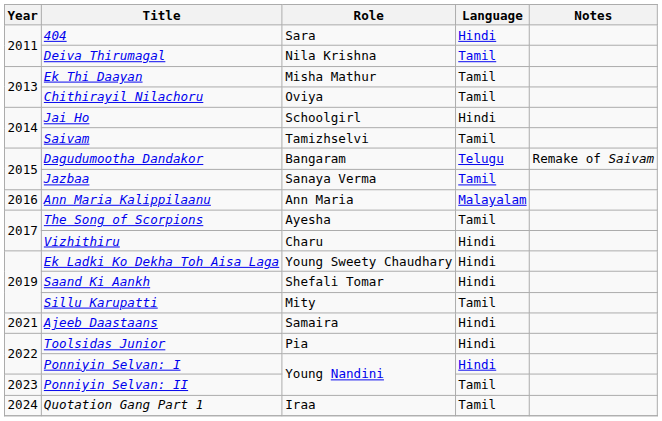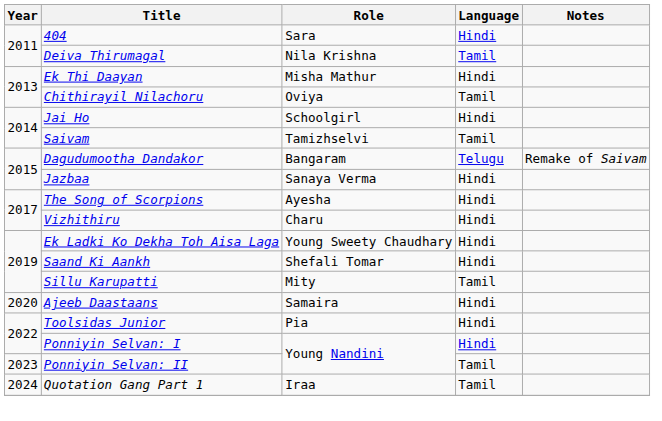(477, 76) Tamil -> (477, 76) Hindi
(477, 179) Tamil -> (477, 179) Hindi
- row: (127, 200)
(477, 220) Tamil -> (477, 200) Hindi
(23, 323) 2021 -> (23, 302) 2020
